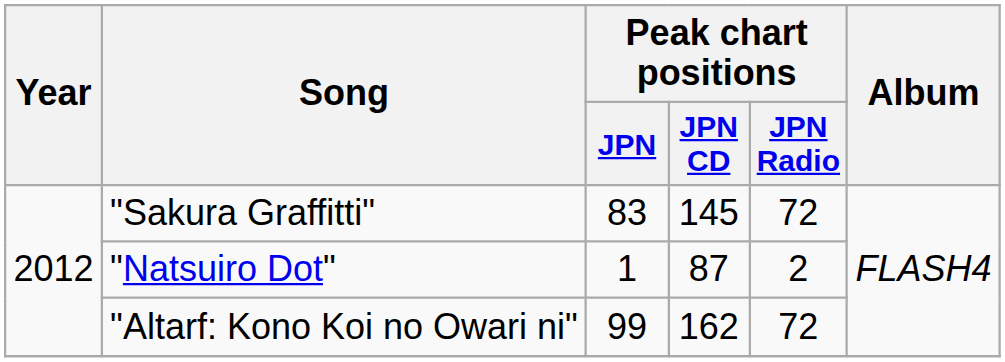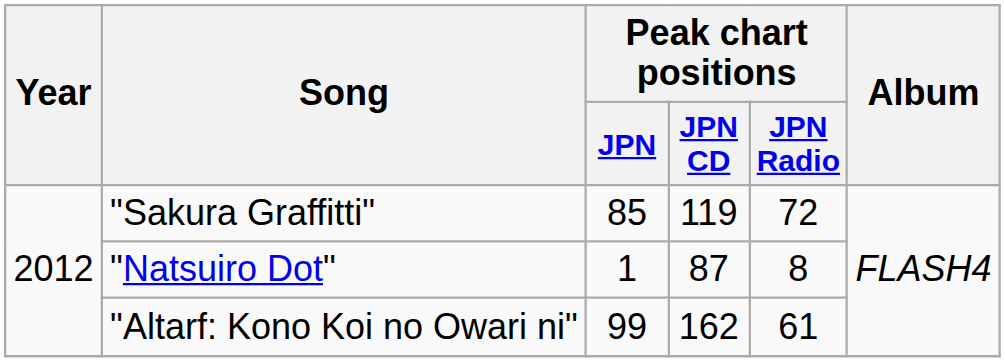(627, 212) 83 -> (627, 212) 85
(709, 212) 145 -> (709, 212) 119
(798, 269) 2 -> (798, 269) 8
(798, 326) 72 -> (798, 326) 61
